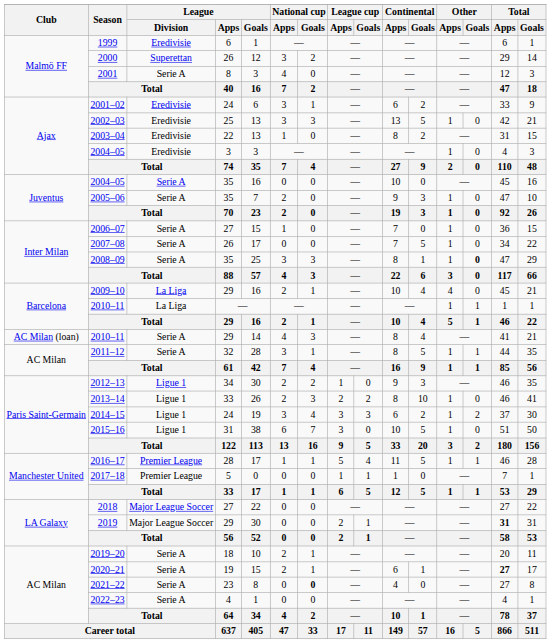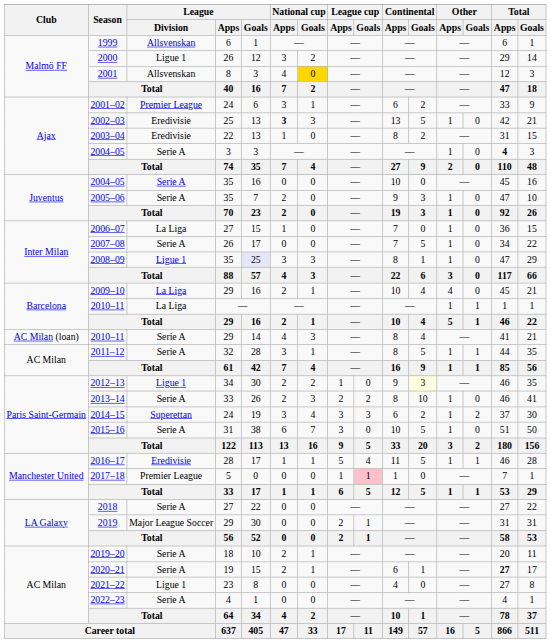(171, 43) Eredivisie -> (171, 43) Allsvenskan
(171, 58) Superettan -> (171, 58) Ligue 1
(171, 74) Serie A -> (171, 74) Allsvenskan
(313, 74) no background -> (313, 74) gold background
(171, 105) Eredivisie -> (171, 105) Premier League
(284, 120) normal -> (284, 120) bold
(171, 151) Eredivisie -> (171, 151) Serie A
(505, 151) normal -> (505, 151) bold
(171, 228) Serie A -> (171, 228) La Liga
(171, 259) Serie A -> (171, 259) Ligue 1
(256, 259) no background -> (256, 259) lavender background
(477, 259) bold -> (477, 259) normal
(423, 383) no background -> (423, 383) lightyellow background
(171, 399) Ligue 1 -> (171, 399) Serie A
(171, 414) Ligue 1 -> (171, 414) Superettan
(171, 430) Ligue 1 -> (171, 430) Serie A
(171, 461) Premier League -> (171, 461) Eredivisie
(368, 476) no background -> (368, 476) pink background
(171, 507) Major League Soccer -> (171, 507) Serie A
(505, 523) bold -> (505, 523) normal
(171, 584) Serie A -> (171, 584) Ligue 1
(313, 584) bold -> (313, 584) normal
